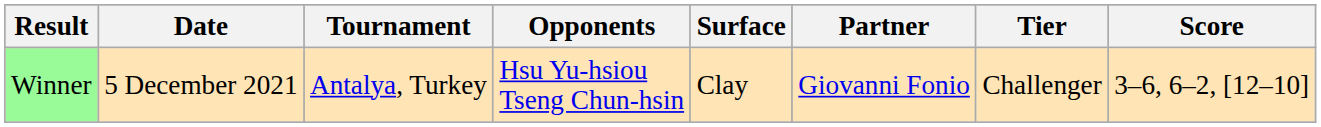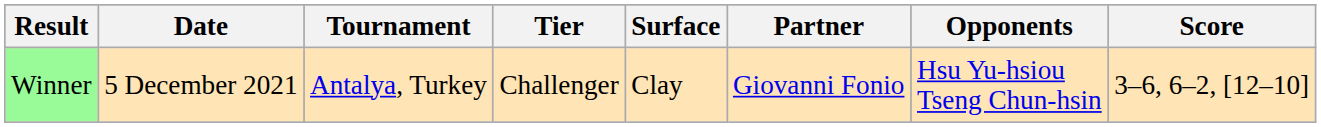columns swapped: (1042, 26) <-> (592, 26)
